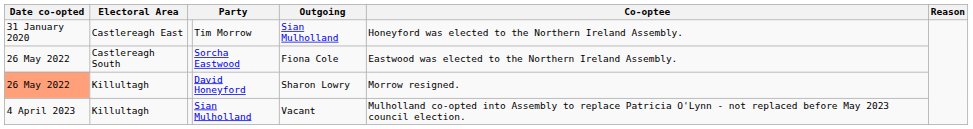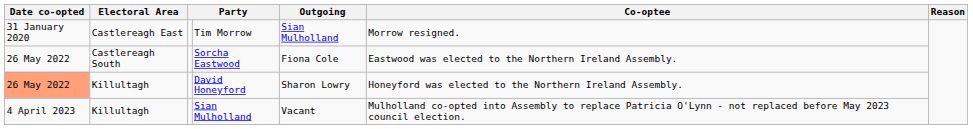(526, 33) Honeyford was elected to the Northern Ireland Assembly. -> (414, 33) Morrow resigned.
(414, 85) Morrow resigned. -> (526, 85) Honeyford was elected to the Northern Ireland Assembly.
